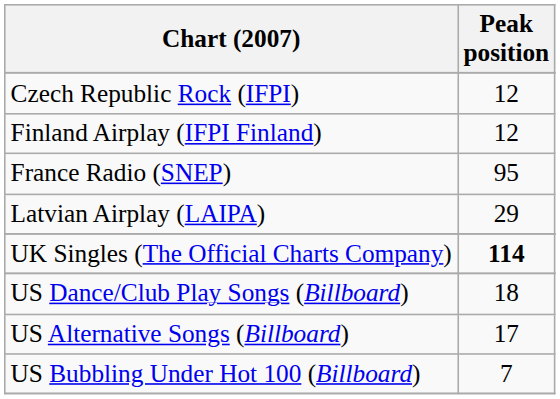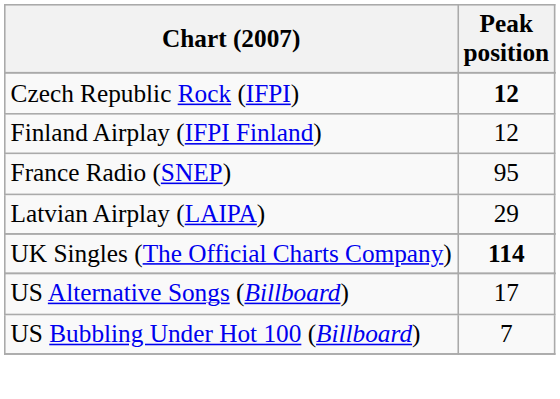(506, 93) normal -> (506, 93) bold
- row: (210, 293)
